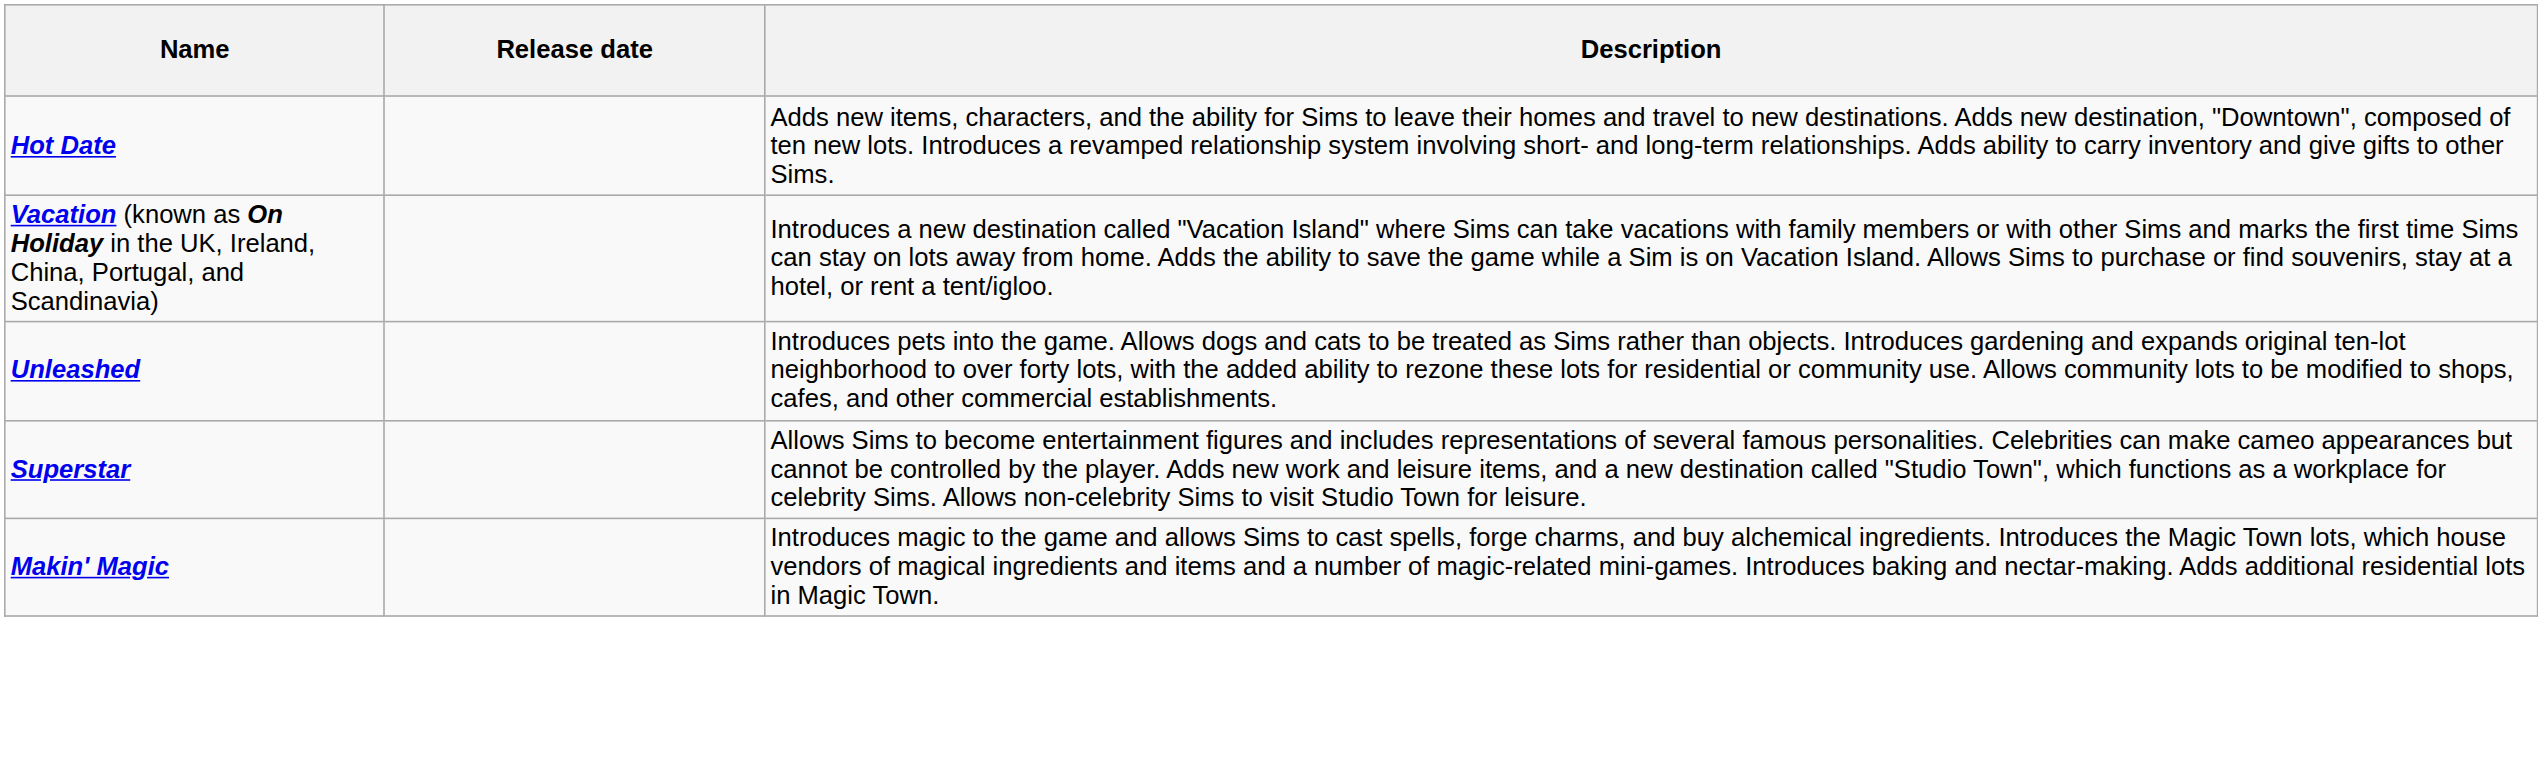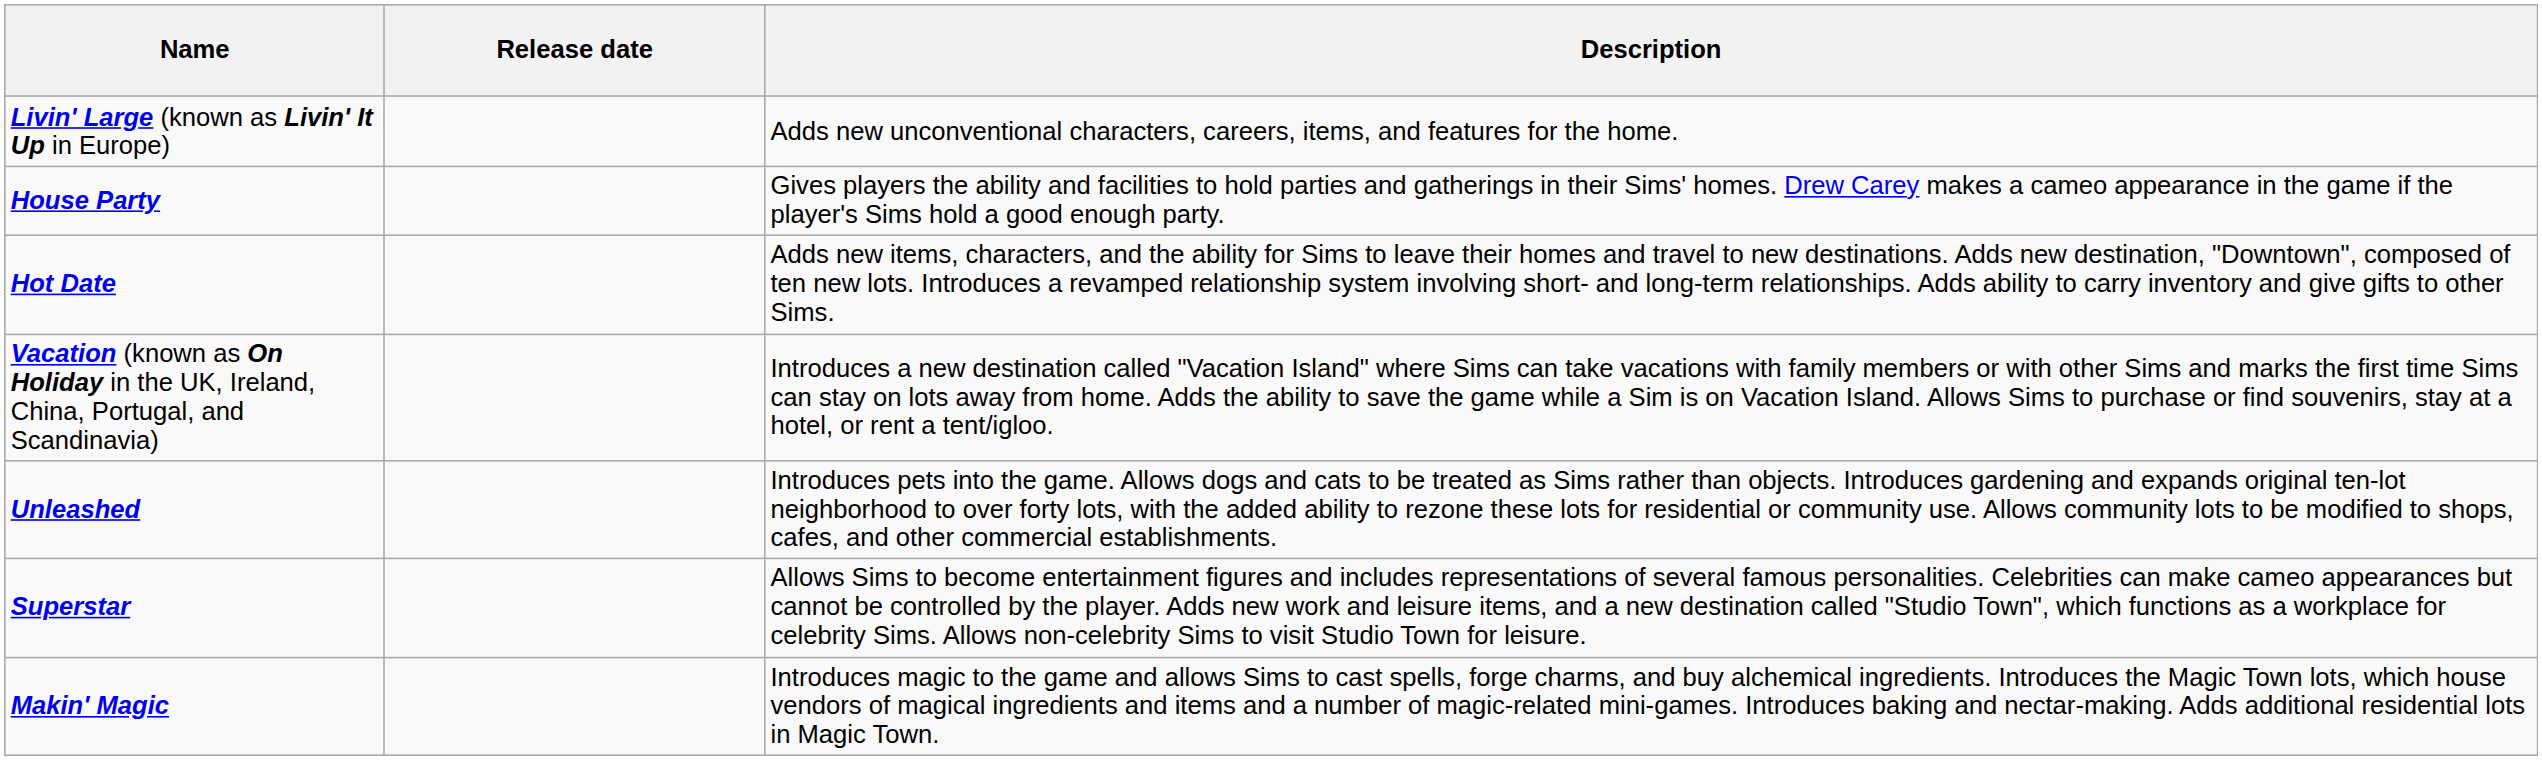+ row: (192, 130)
+ row: (85, 200)
